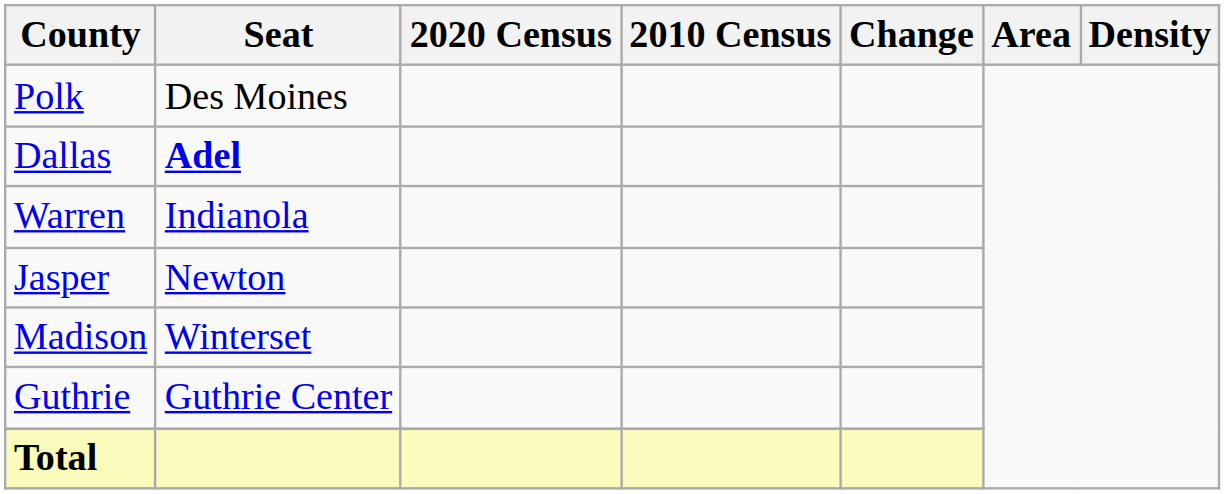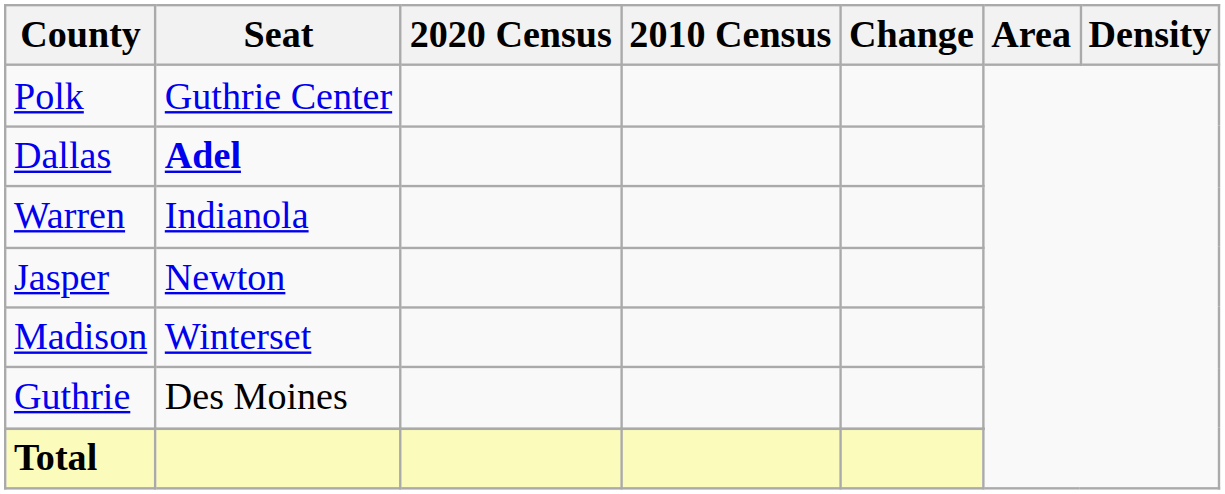(256, 95) Des Moines -> (278, 95) Guthrie Center
(278, 397) Guthrie Center -> (256, 397) Des Moines
